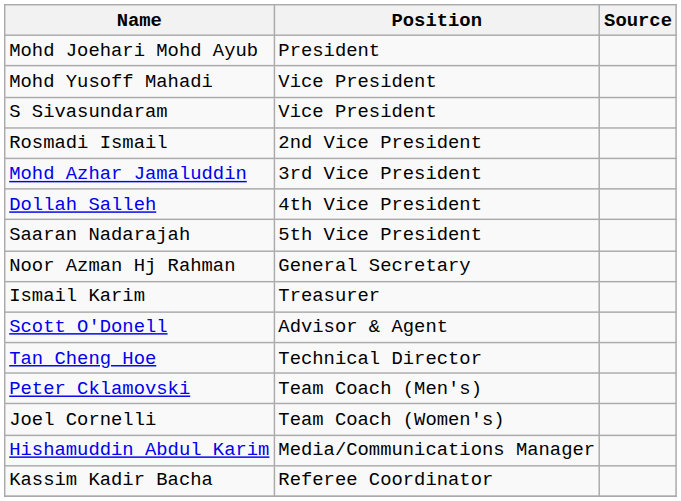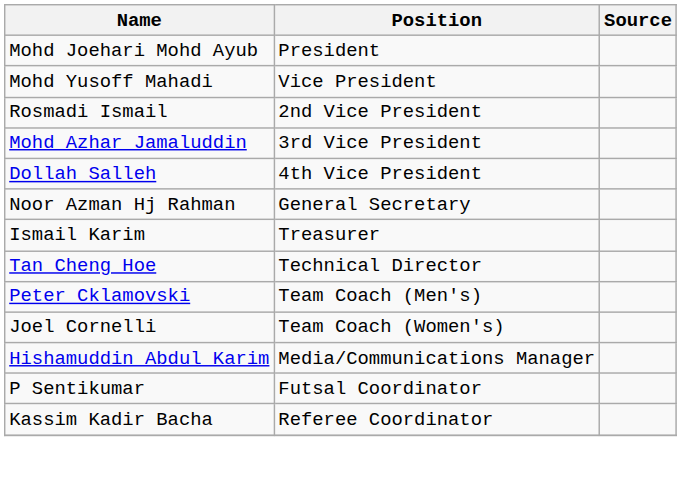- row: (88, 112)
- row: (100, 235)
- row: (88, 327)
+ row: (77, 389)
